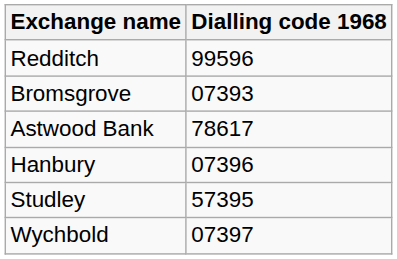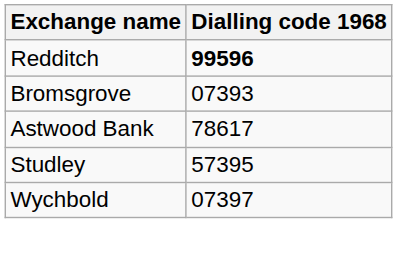(222, 57) normal -> (222, 57) bold
- row: (53, 164)
